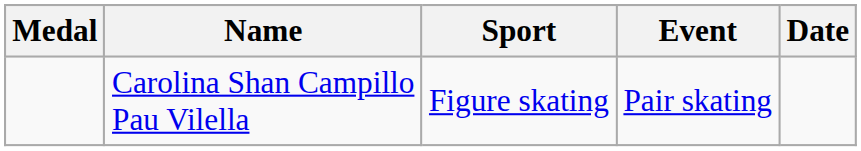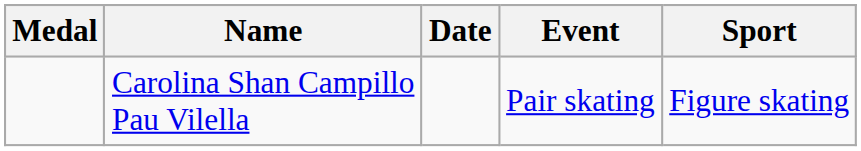columns swapped: (519, 30) <-> (818, 30)
